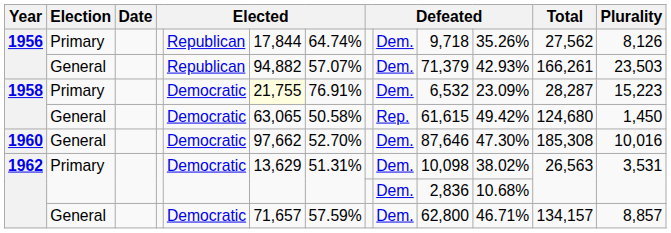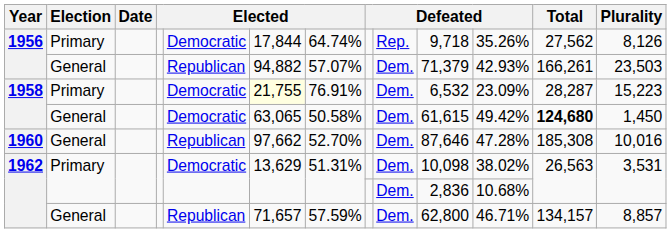(206, 41) Republican -> (207, 41) Democratic
(395, 41) Dem. -> (393, 41) Rep.
(393, 116) Rep. -> (395, 116) Dem.
(565, 116) normal -> (565, 116) bold
(207, 141) Democratic -> (206, 141) Republican
(503, 141) 47.30% -> (503, 141) 47.28%
(207, 215) Democratic -> (206, 215) Republican
